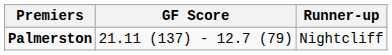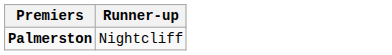- column: (196, 16)
